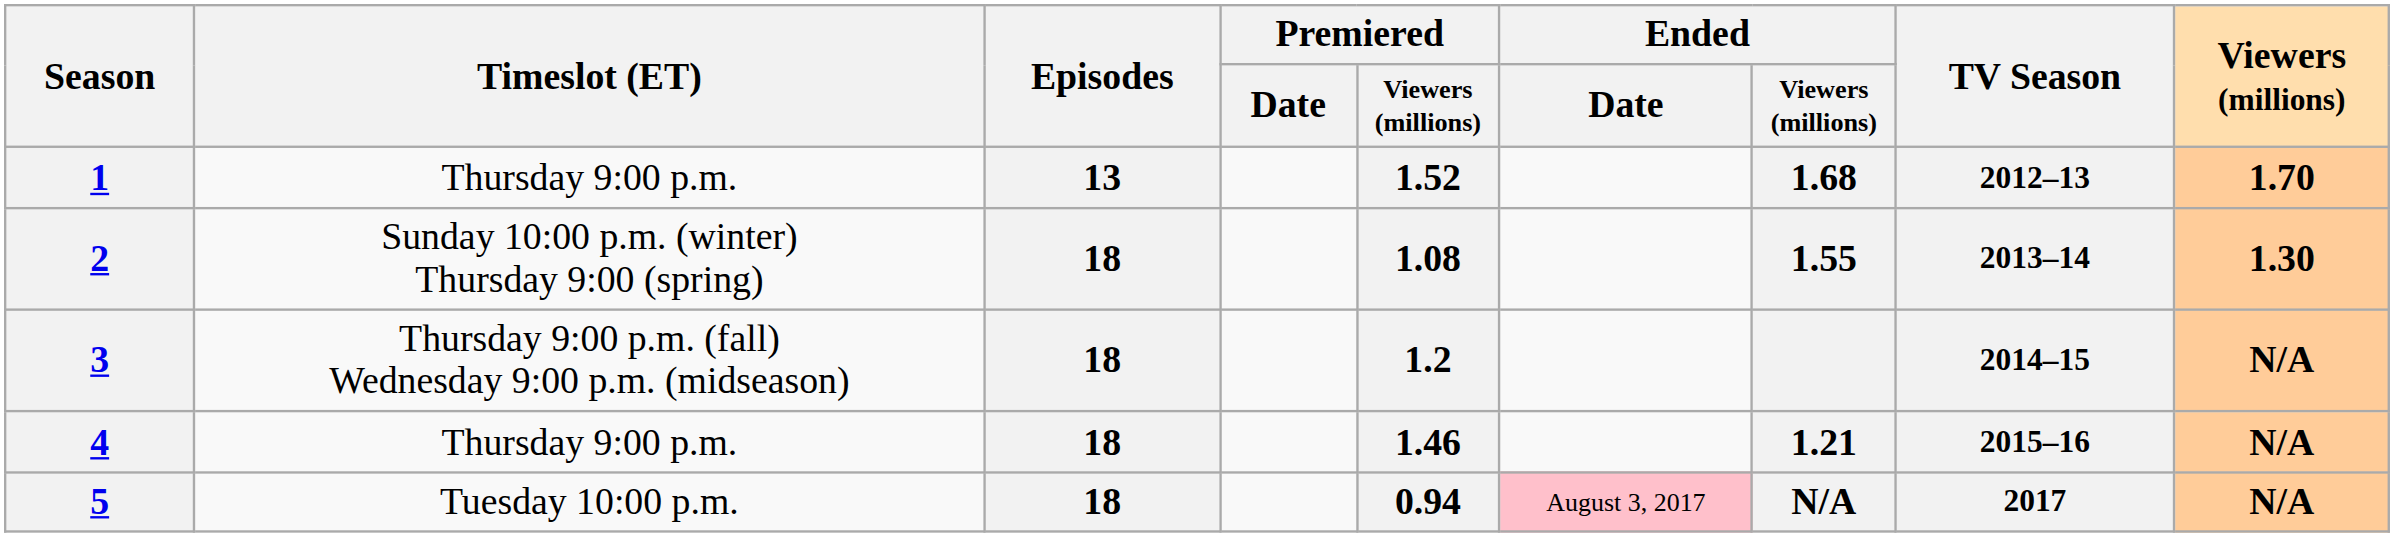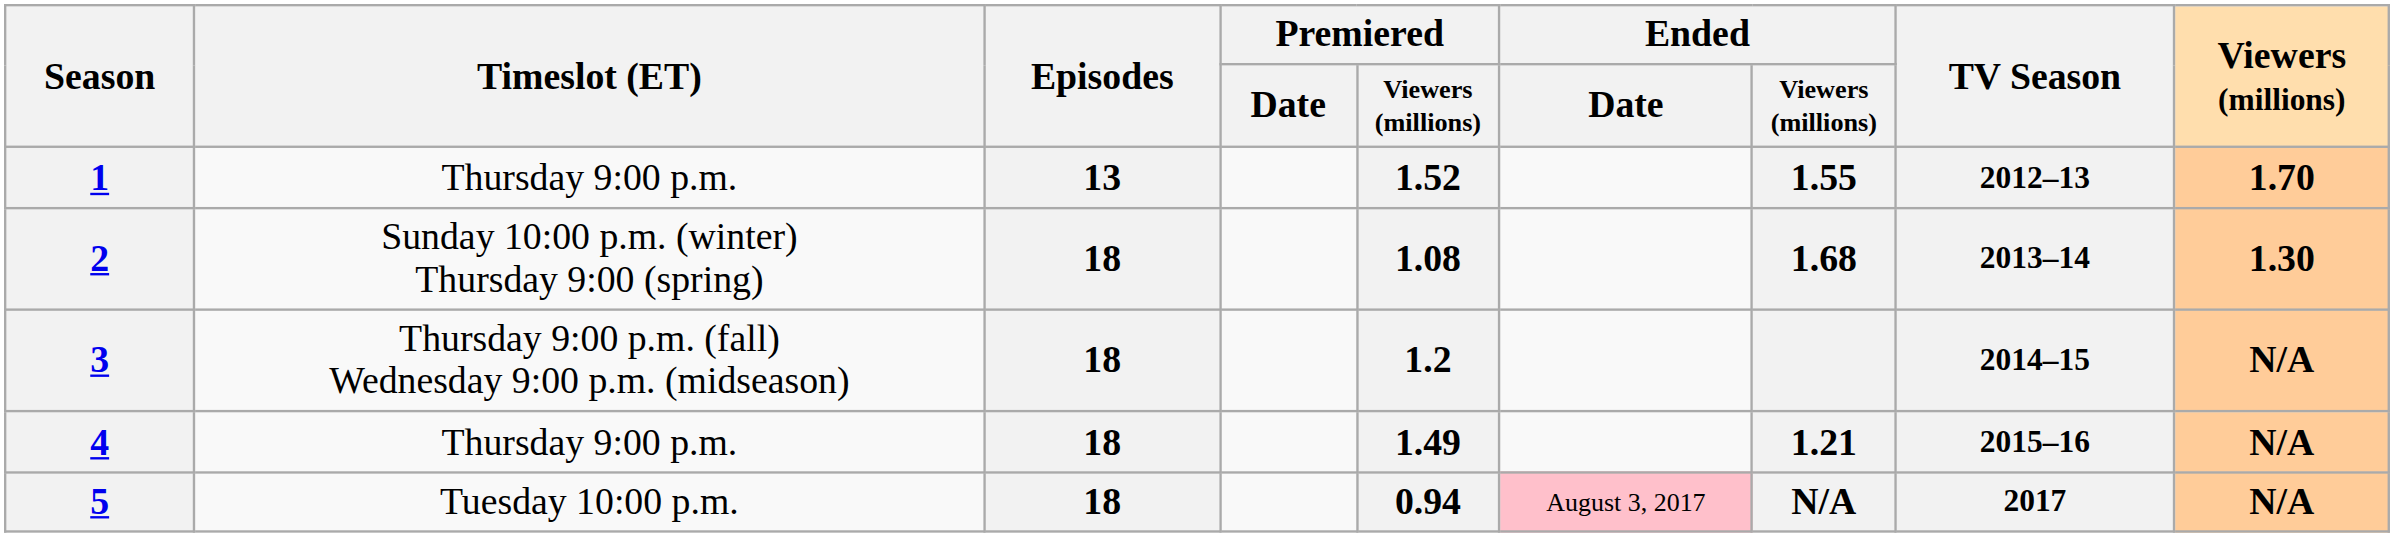(1824, 176) 1.68 -> (1824, 176) 1.55
(1824, 257) 1.55 -> (1824, 257) 1.68
(1428, 441) 1.46 -> (1428, 441) 1.49
